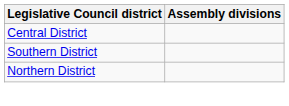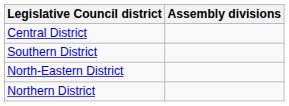+ row: (65, 71)
